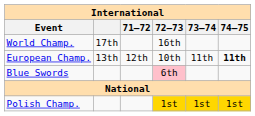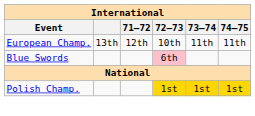- row: (40, 42)
(235, 58) bold -> (235, 42) normal
